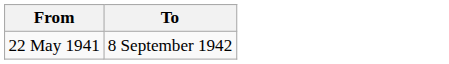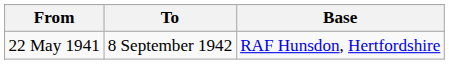+ column: (340, 18)
